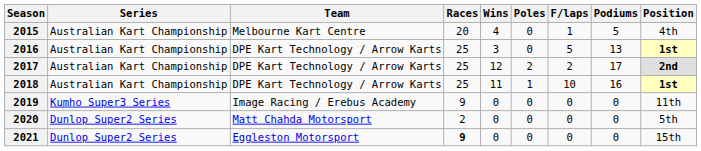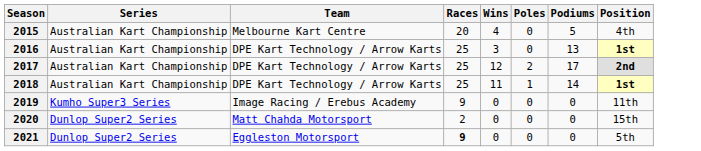- column: (570, 13)
(616, 84) 16 -> (573, 84) 14
(668, 119) 5th -> (625, 119) 15th
(668, 137) 15th -> (625, 137) 5th
